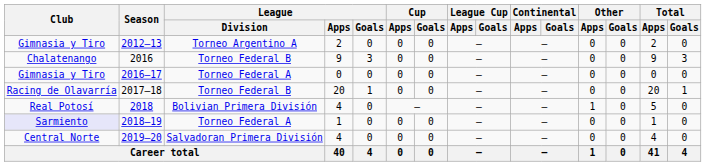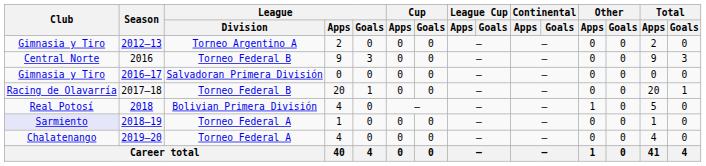(62, 59) Chalatenango -> (62, 59) Central Norte
(245, 75) Torneo Federal A -> (245, 75) Salvadoran Primera División
(62, 138) Central Norte -> (62, 138) Chalatenango
(245, 138) Salvadoran Primera División -> (245, 138) Torneo Federal A
